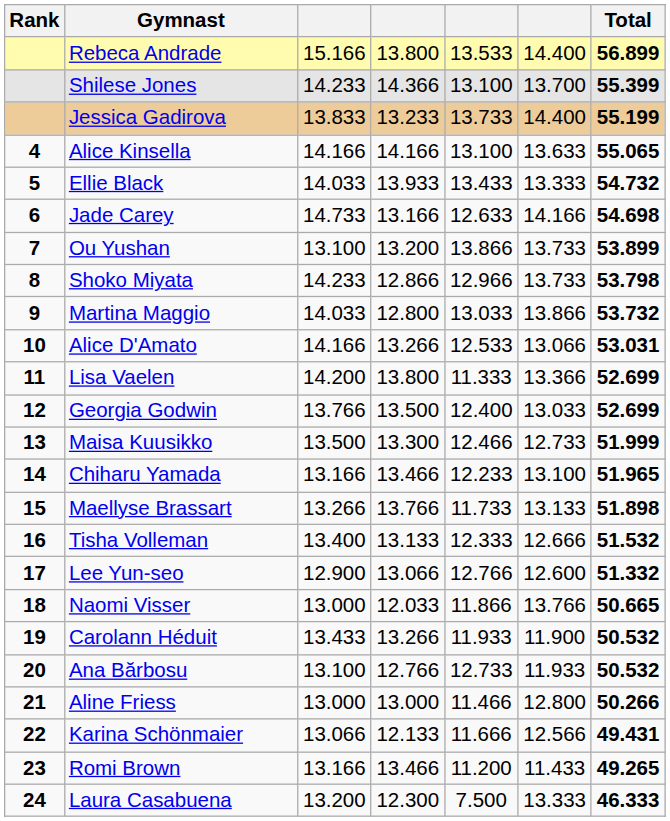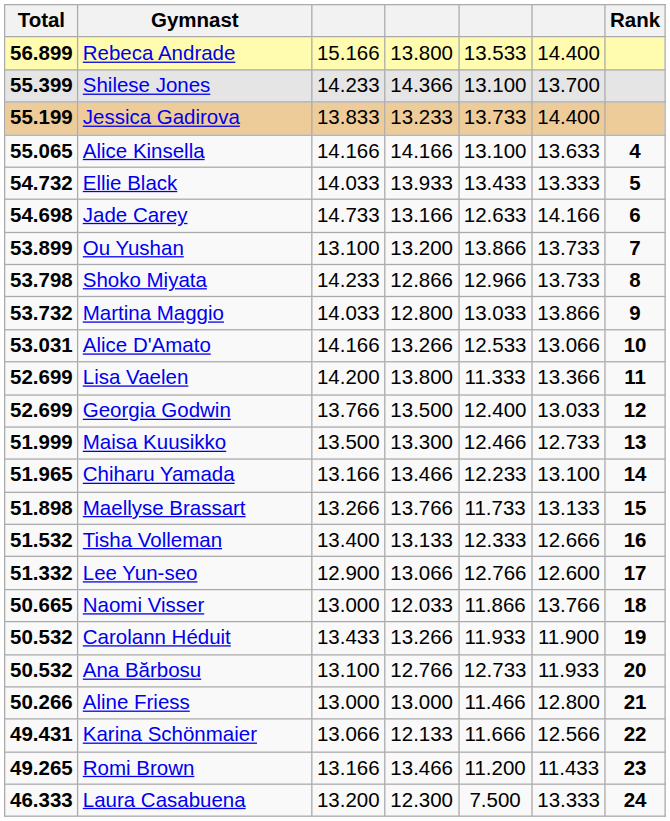columns swapped: (34, 20) <-> (628, 20)
